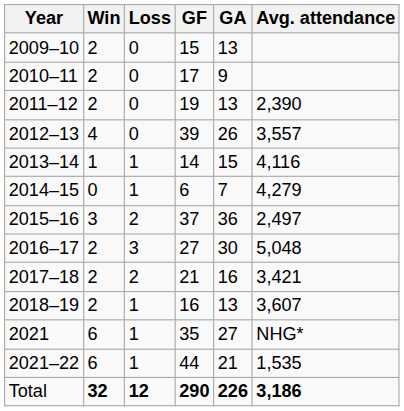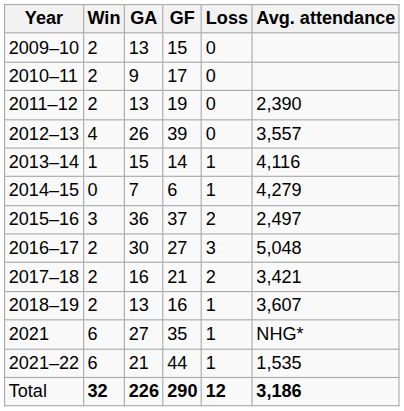columns swapped: (150, 18) <-> (233, 18)
